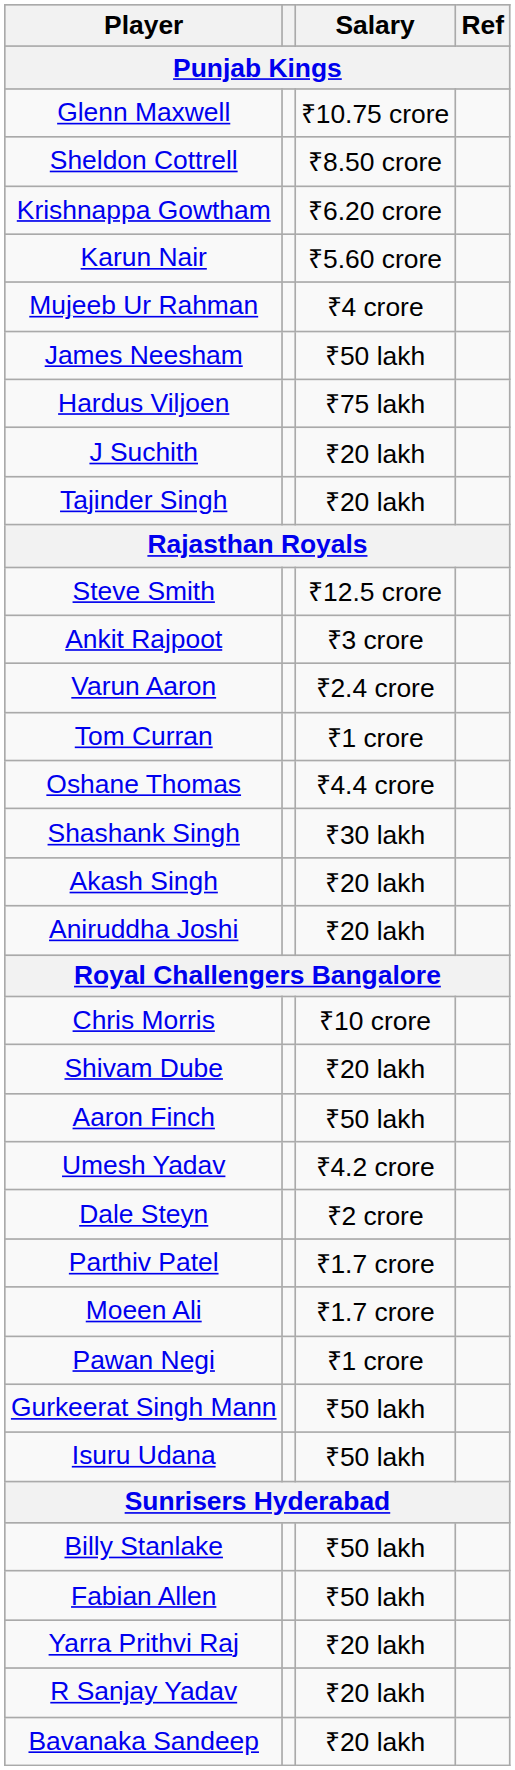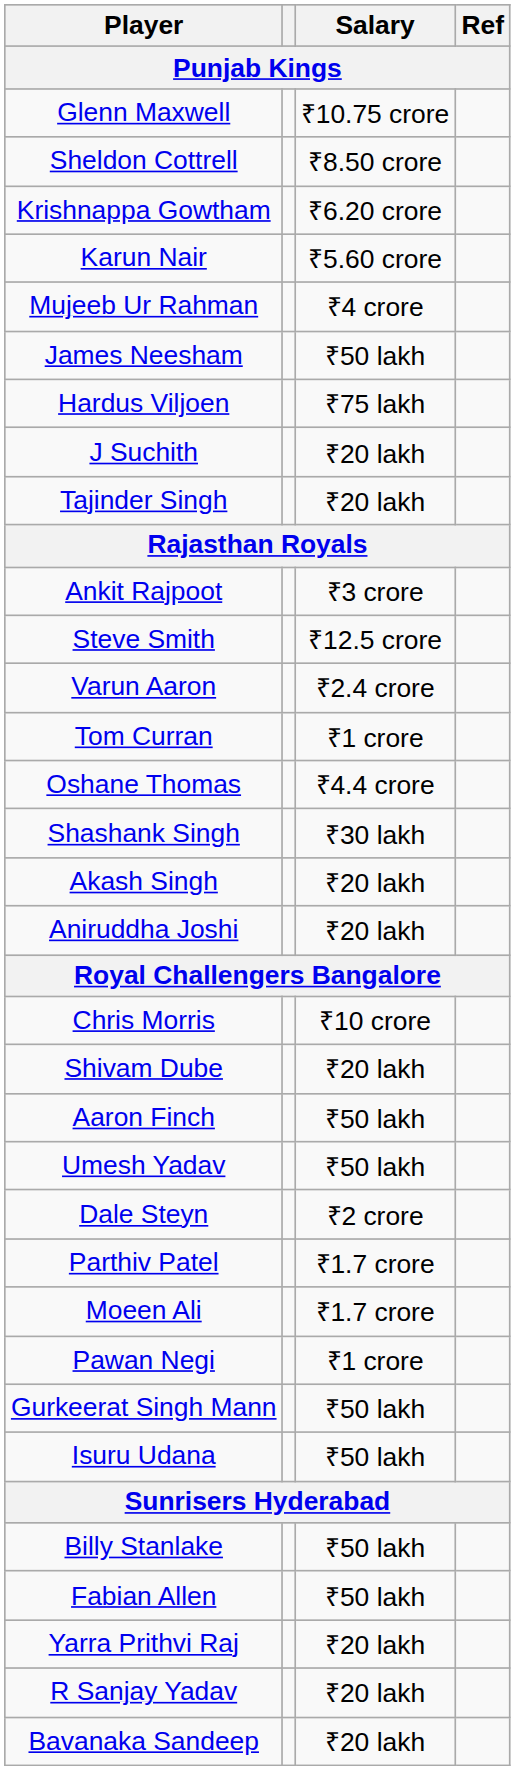rows swapped: (144, 590) <-> (144, 639)
(375, 1167) ₹4.2 crore -> (375, 1167) ₹50 lakh
